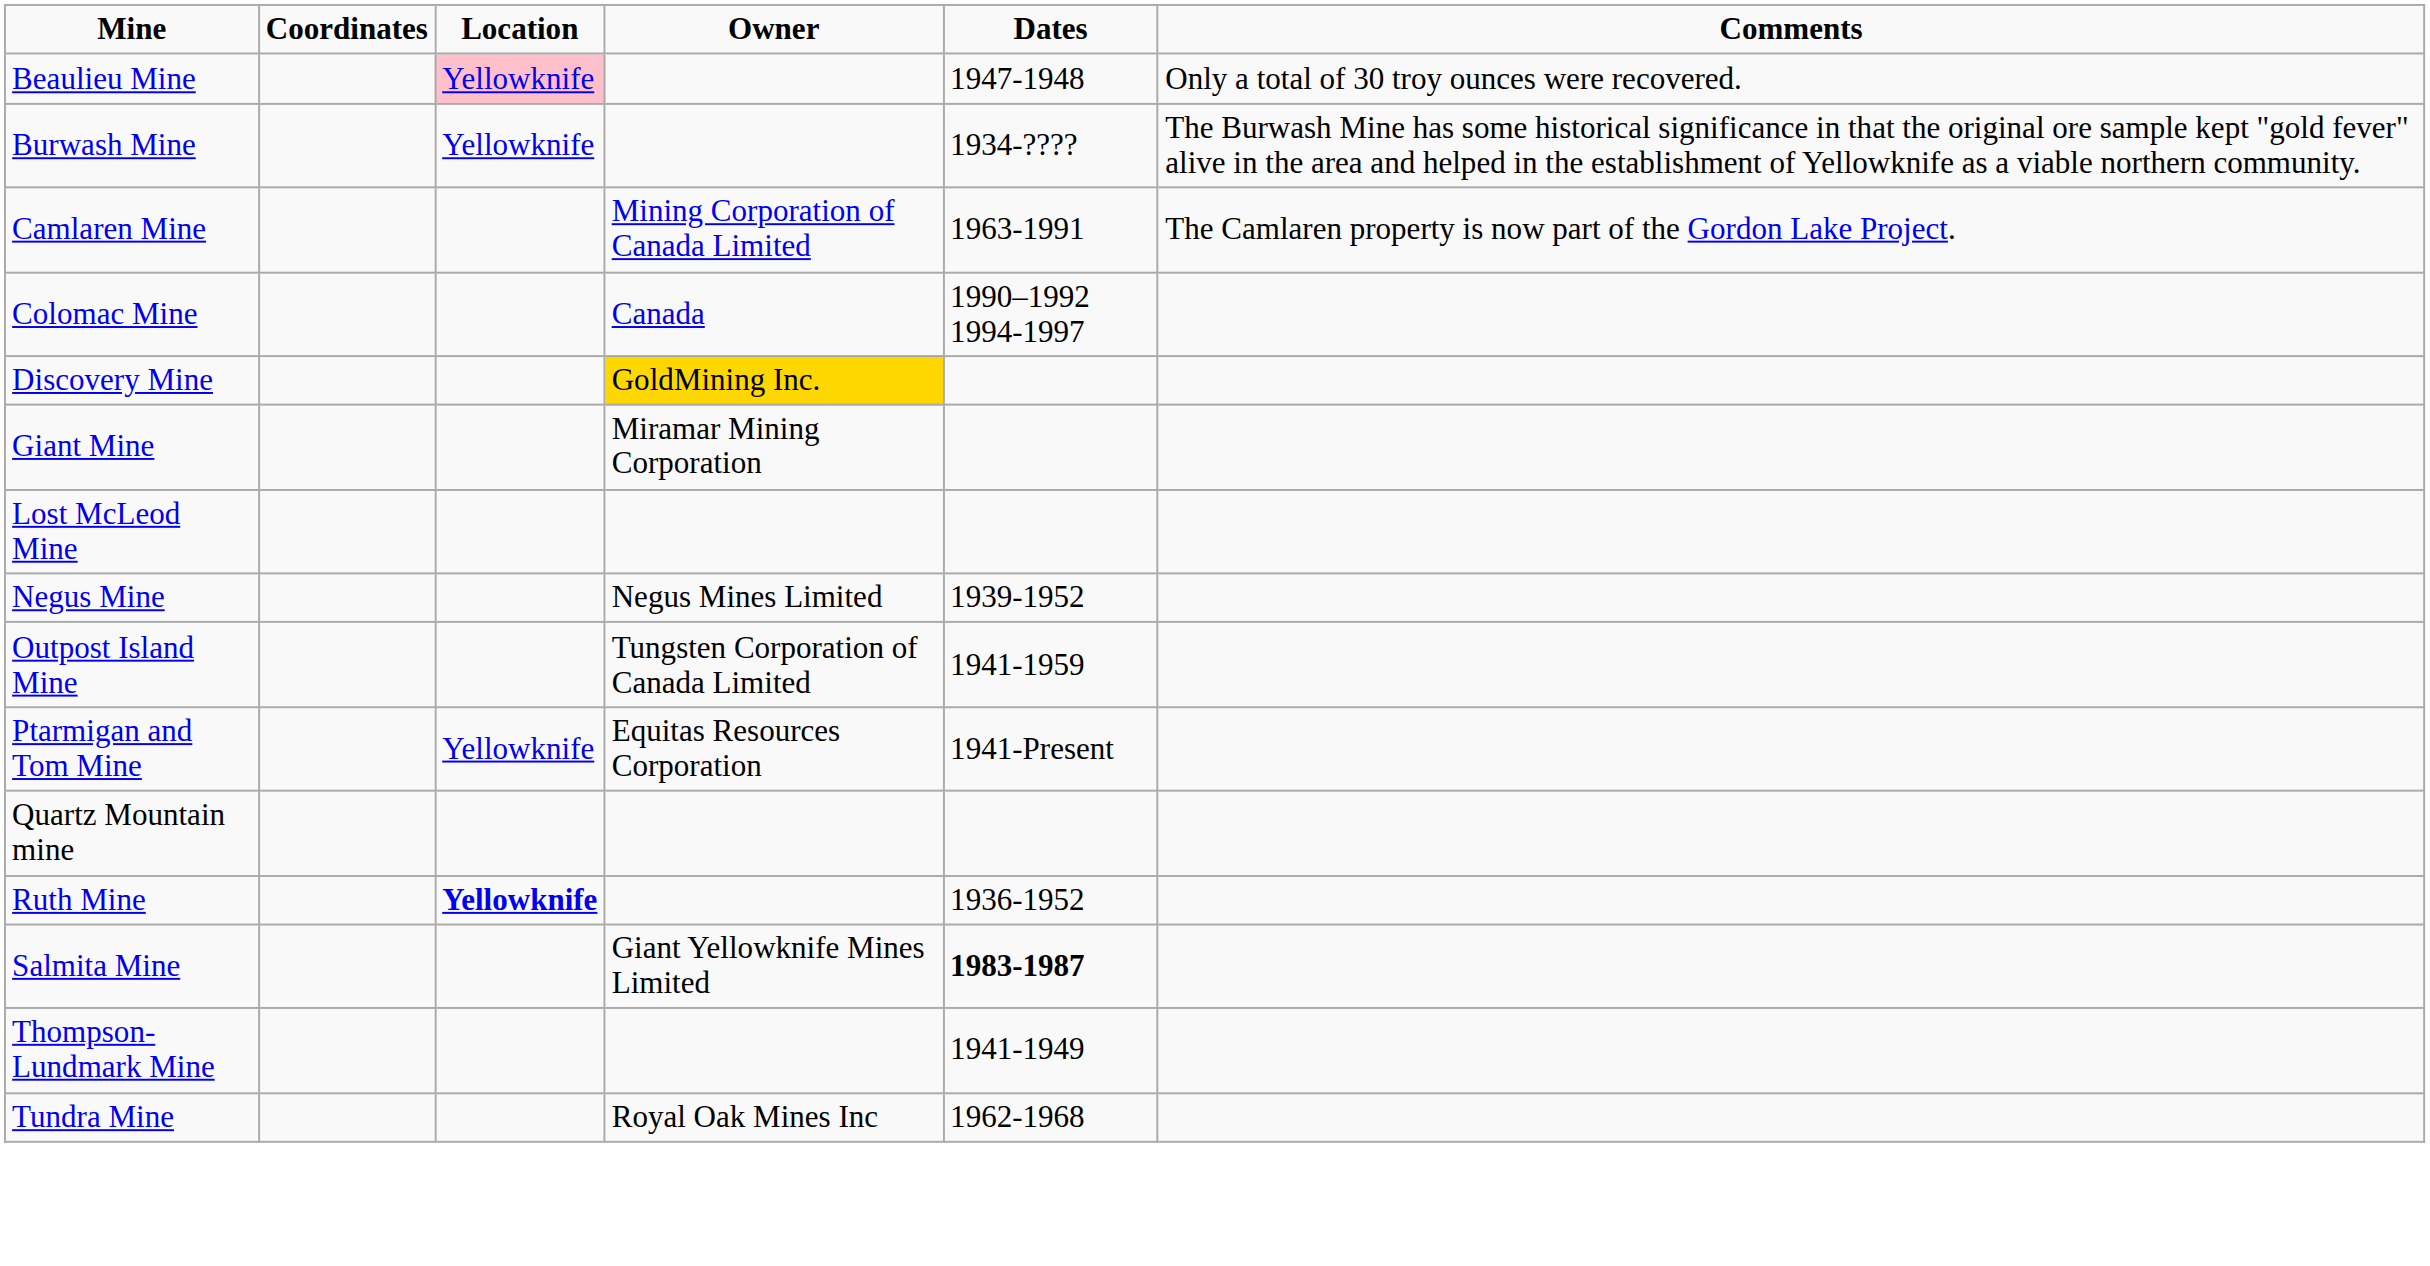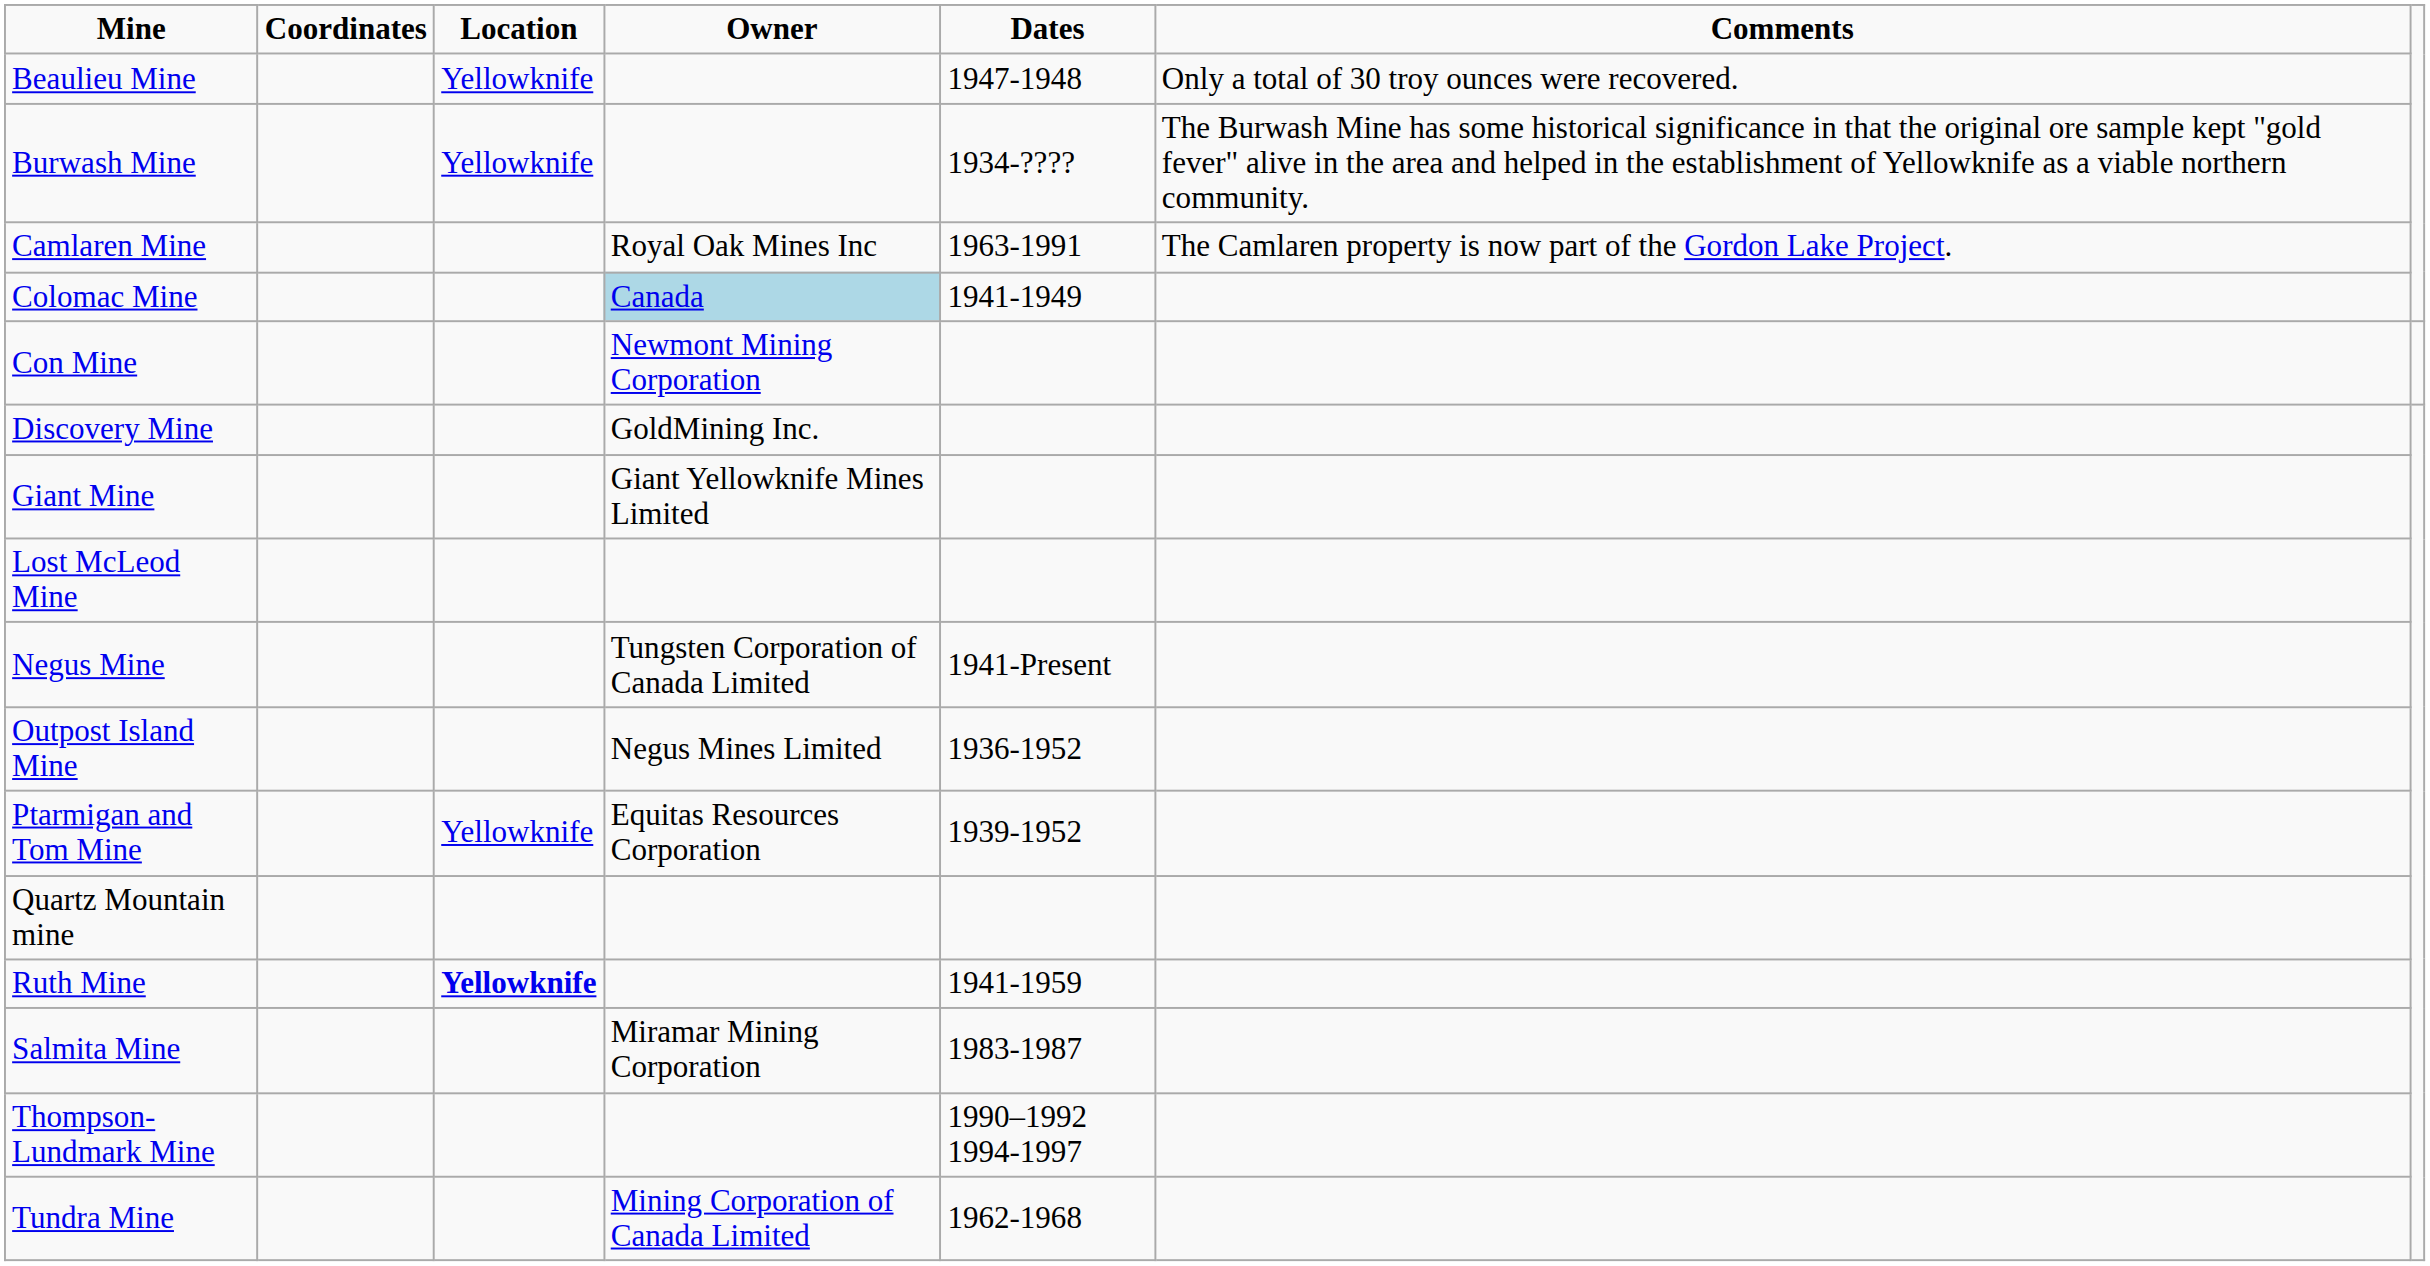(518, 78) pink background -> (517, 78) no background
(753, 229) Mining Corporation of Canada Limited -> (744, 246) Royal Oak Mines Inc
(658, 313) no background -> (657, 295) lightblue background
(1020, 313) 1990–1992 1994-1997 -> (1015, 295) 1941-1949
+ row: (75, 362)
(716, 380) gold background -> (715, 429) no background
(716, 446) Miramar Mining Corporation -> (767, 495) Giant Yellowknife Mines Limited
(747, 597) Negus Mines Limited -> (764, 664) Tungsten Corporation of Canada Limited
(1017, 597) 1939-1952 -> (1029, 664) 1941-Present
(765, 664) Tungsten Corporation of Canada Limited -> (746, 748) Negus Mines Limited
(1017, 664) 1941-1959 -> (1015, 748) 1936-1952
(1032, 748) 1941-Present -> (1015, 832) 1939-1952
(1017, 899) 1936-1952 -> (1015, 983) 1941-1959
(768, 965) Giant Yellowknife Mines Limited -> (715, 1050) Miramar Mining Corporation
(1017, 965) bold -> (1015, 1050) normal
(1017, 1050) 1941-1949 -> (1017, 1134) 1990–1992 1994-1997
(745, 1116) Royal Oak Mines Inc -> (752, 1218) Mining Corporation of Canada Limited
